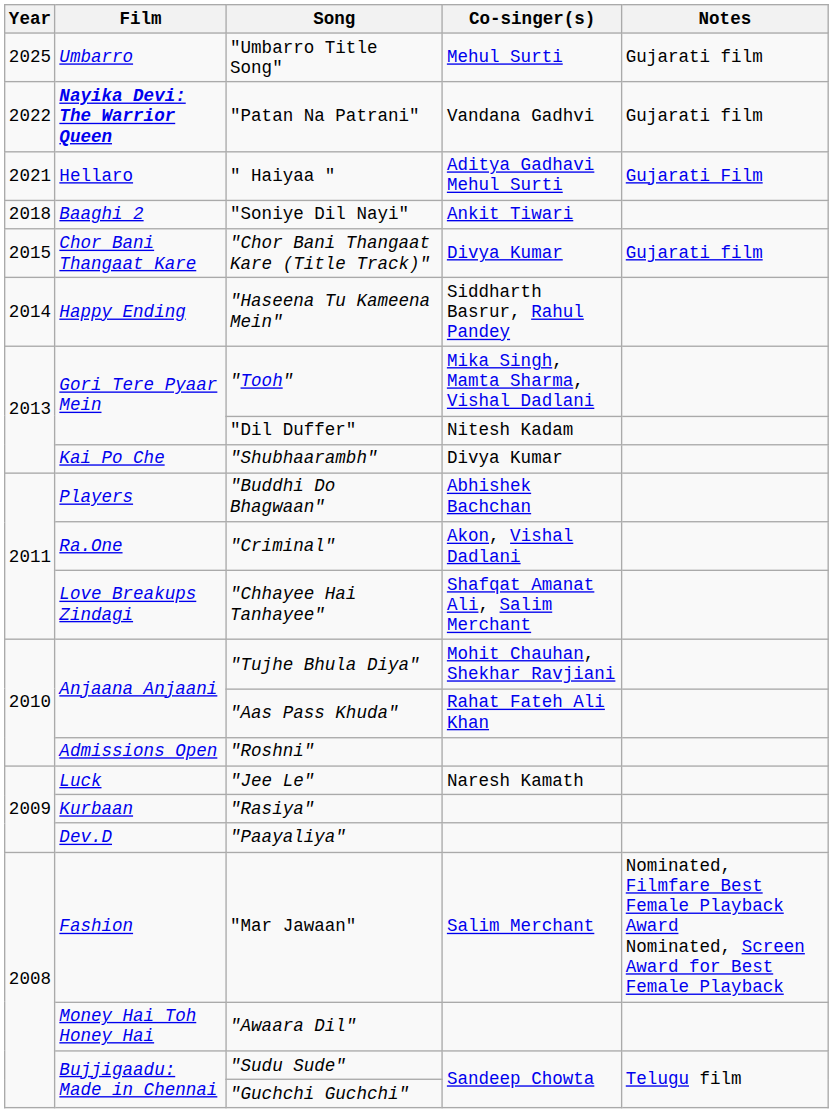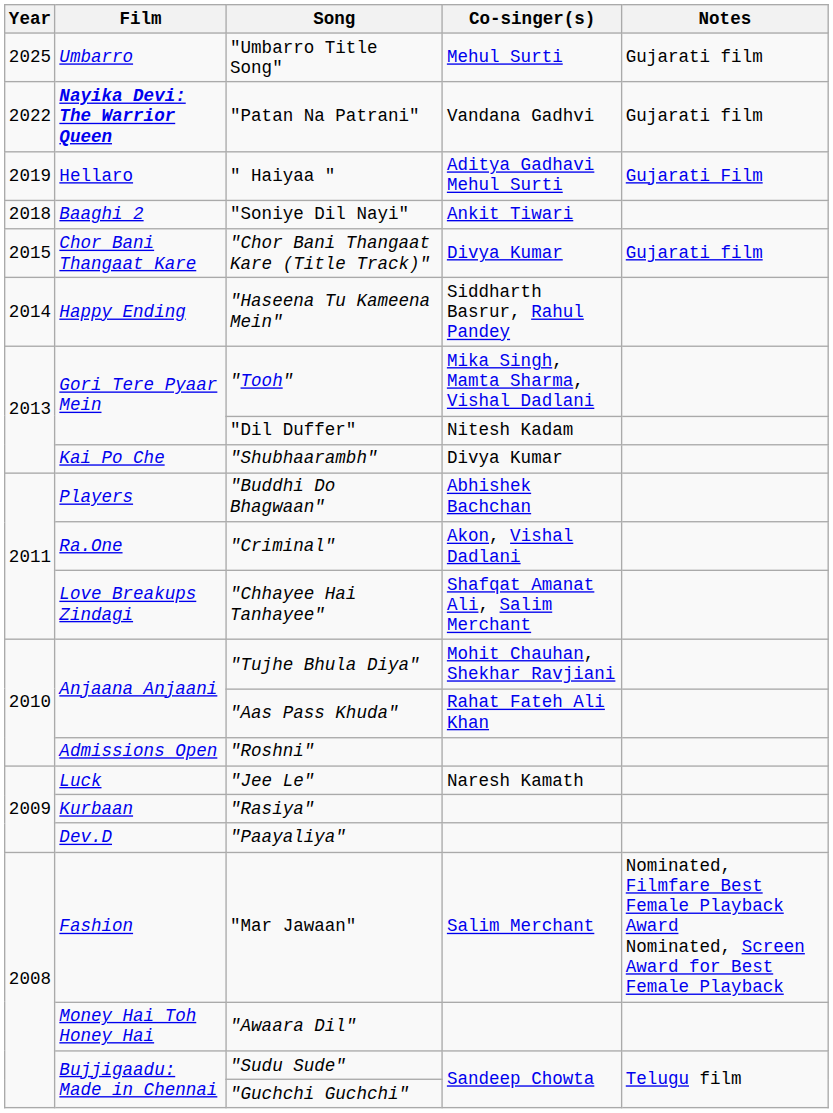(30, 176) 2021 -> (30, 176) 2019
